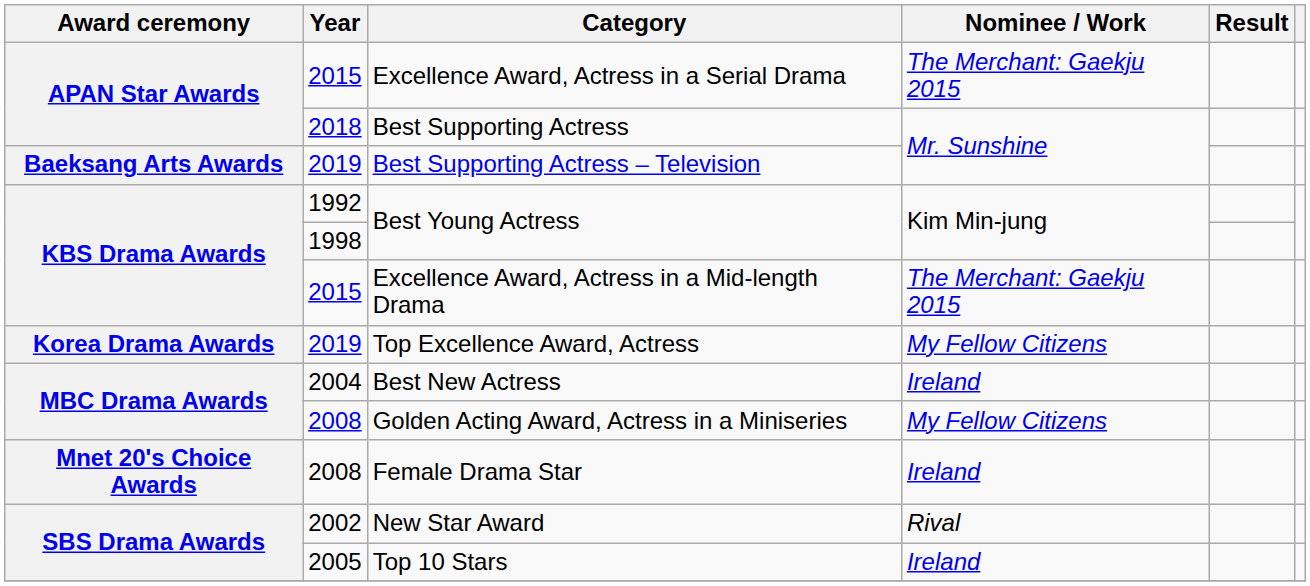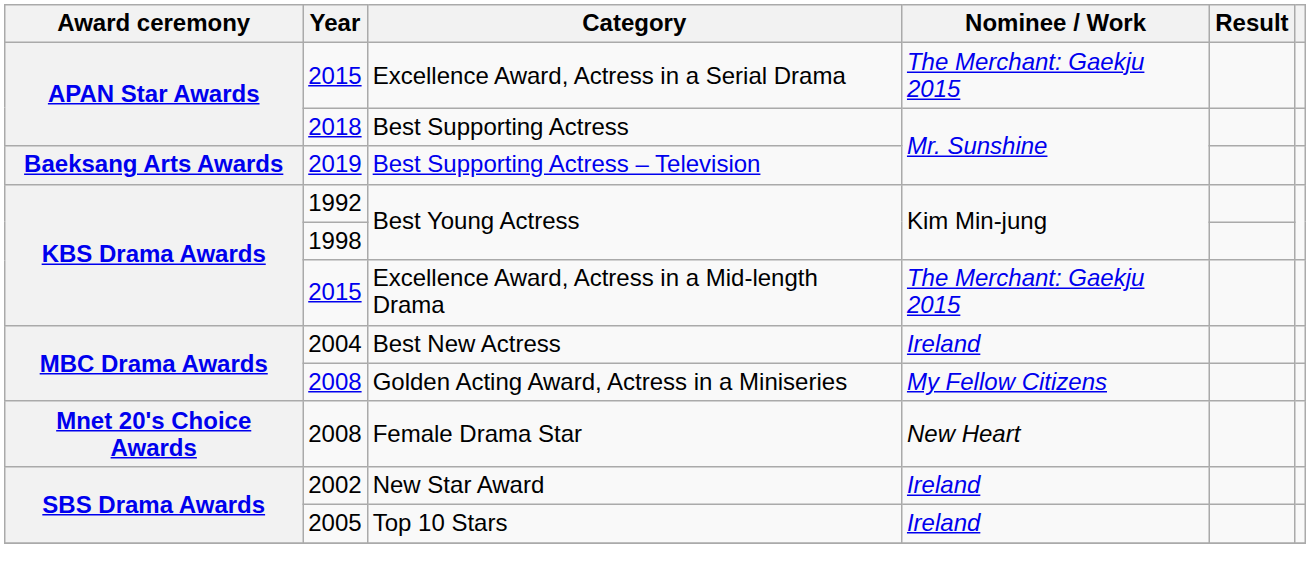- row: (335, 343)
(944, 471) Ireland -> (964, 433) New Heart
(934, 523) Rival -> (944, 485) Ireland
